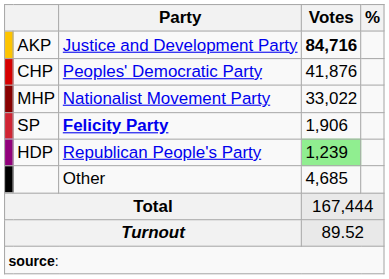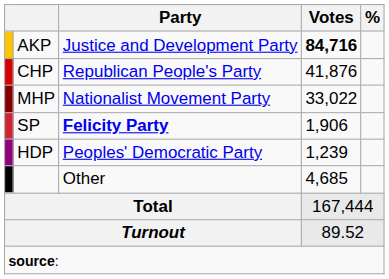(162, 71) Peoples' Democratic Party -> (162, 71) Republican People's Party
(162, 152) Republican People's Party -> (162, 152) Peoples' Democratic Party
(327, 152) lightgreen background -> (327, 152) no background
